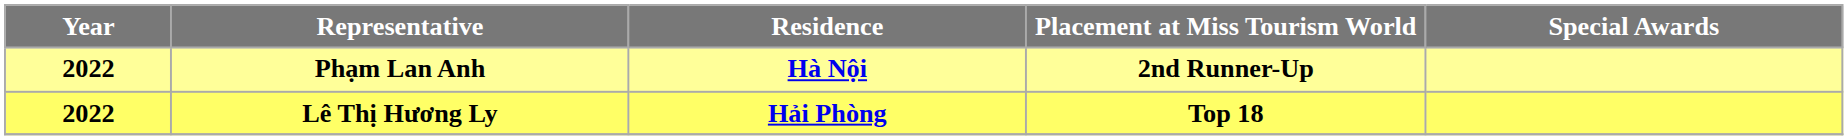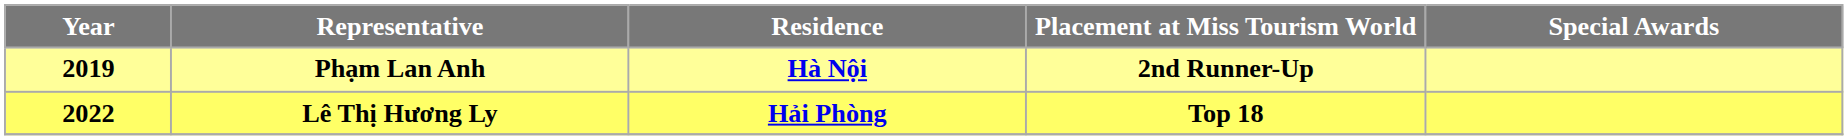(88, 69) 2022 -> (88, 69) 2019
